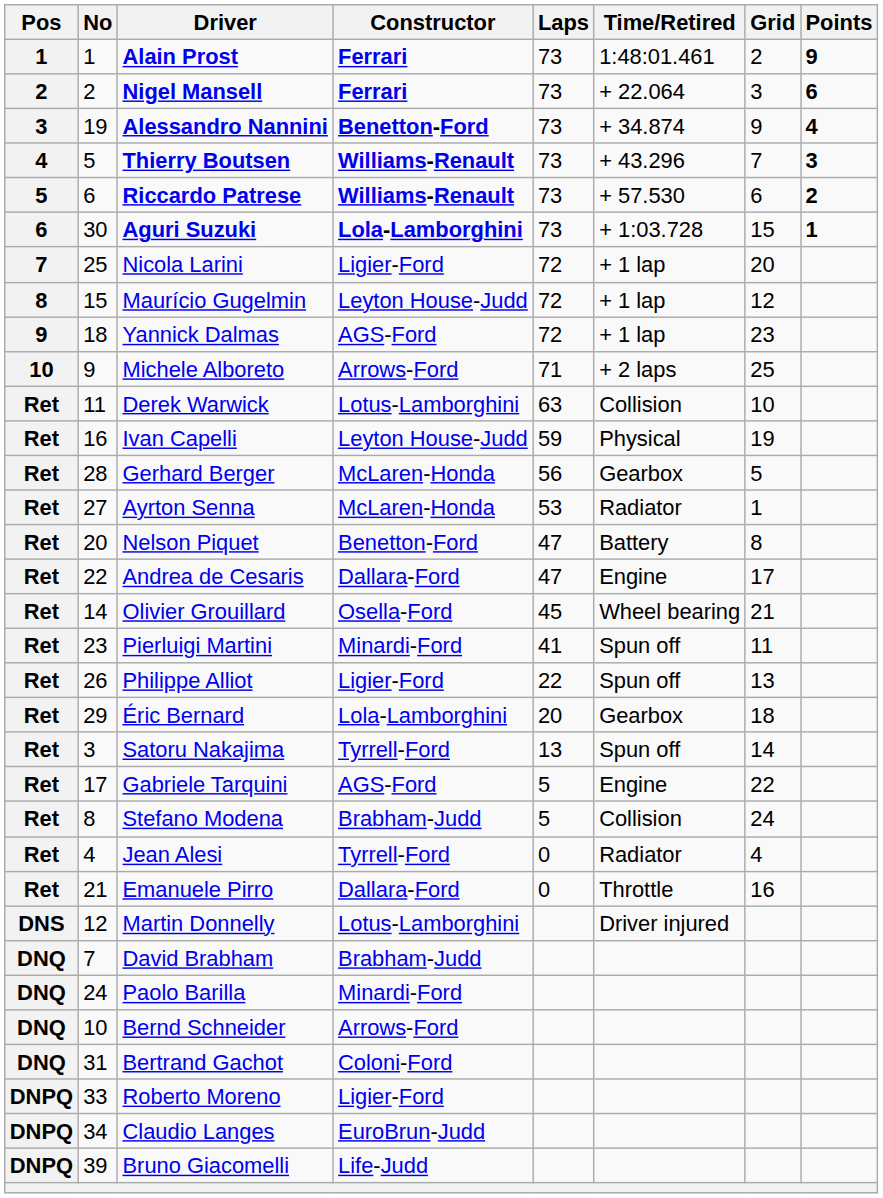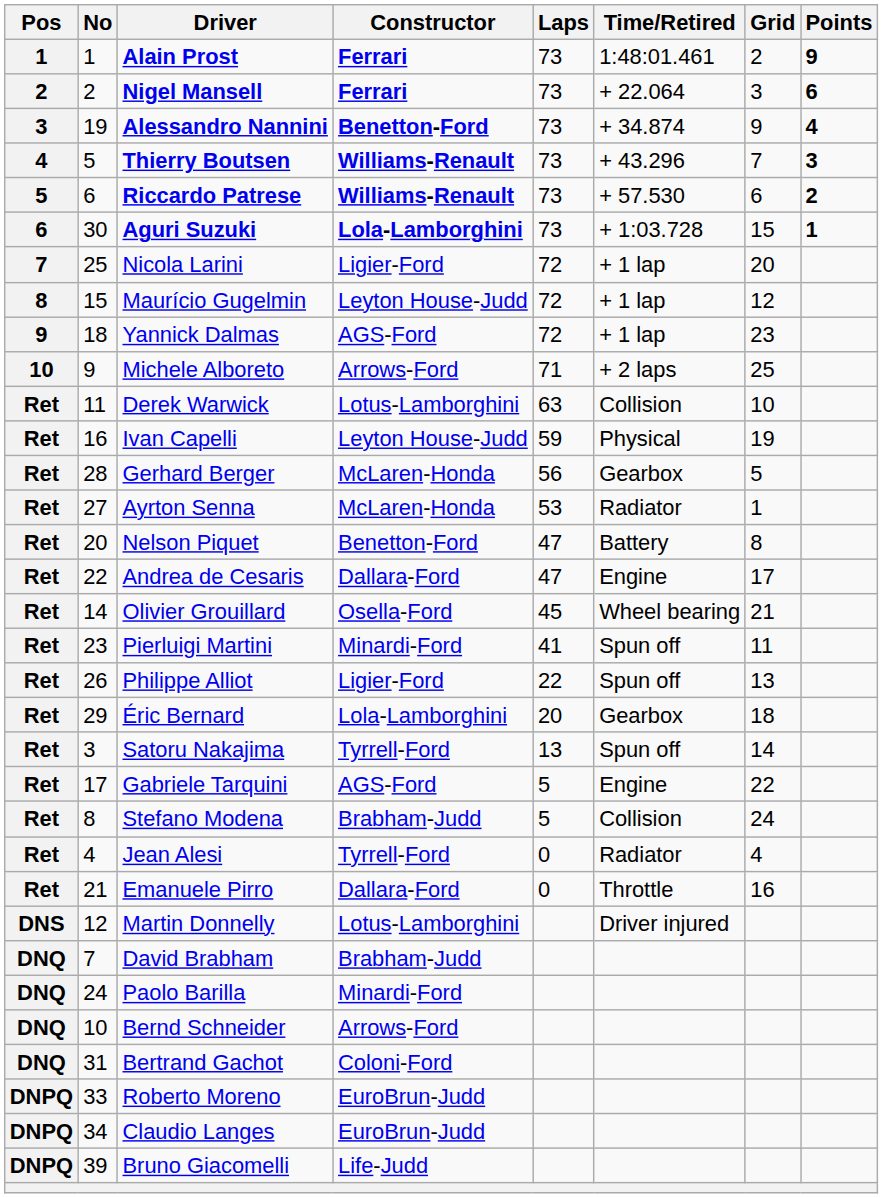(391, 1096) Ligier-Ford -> (412, 1096) EuroBrun-Judd
